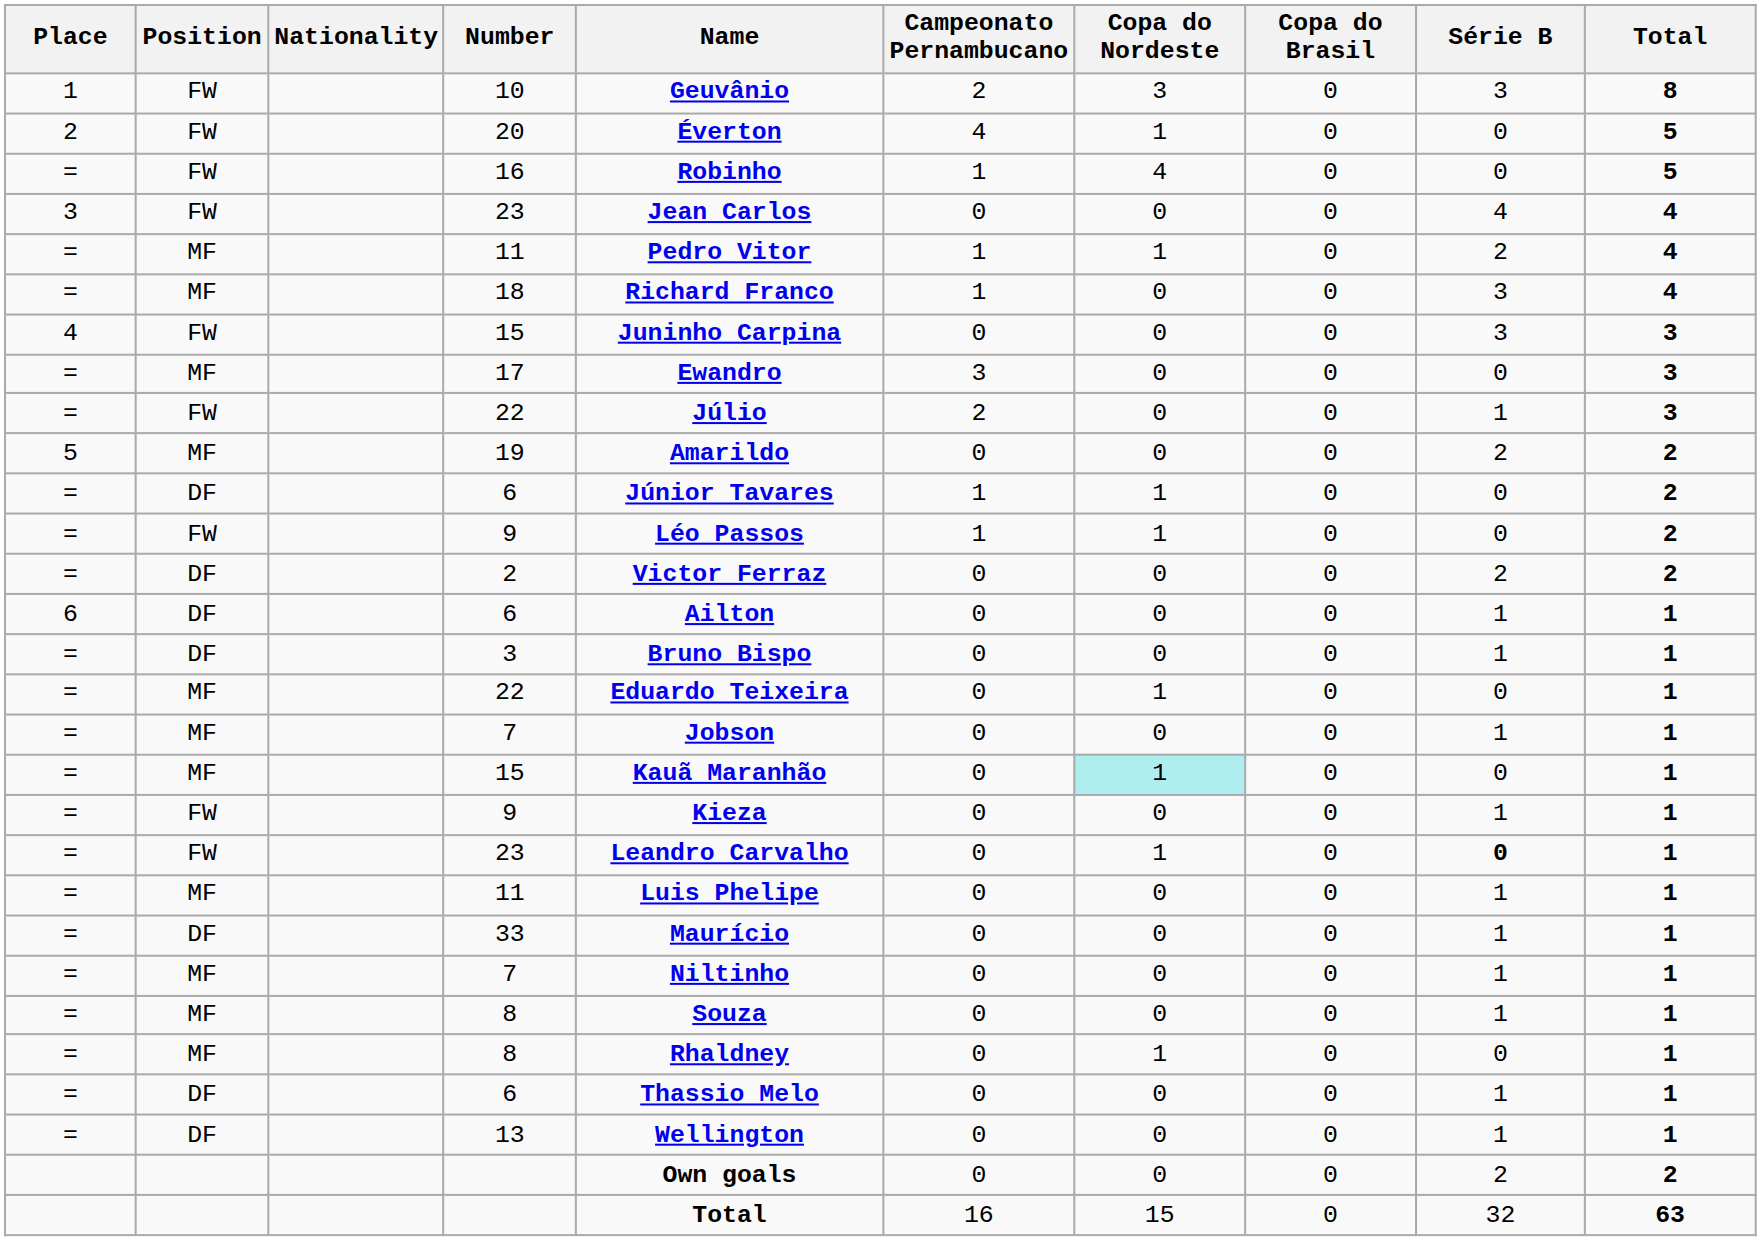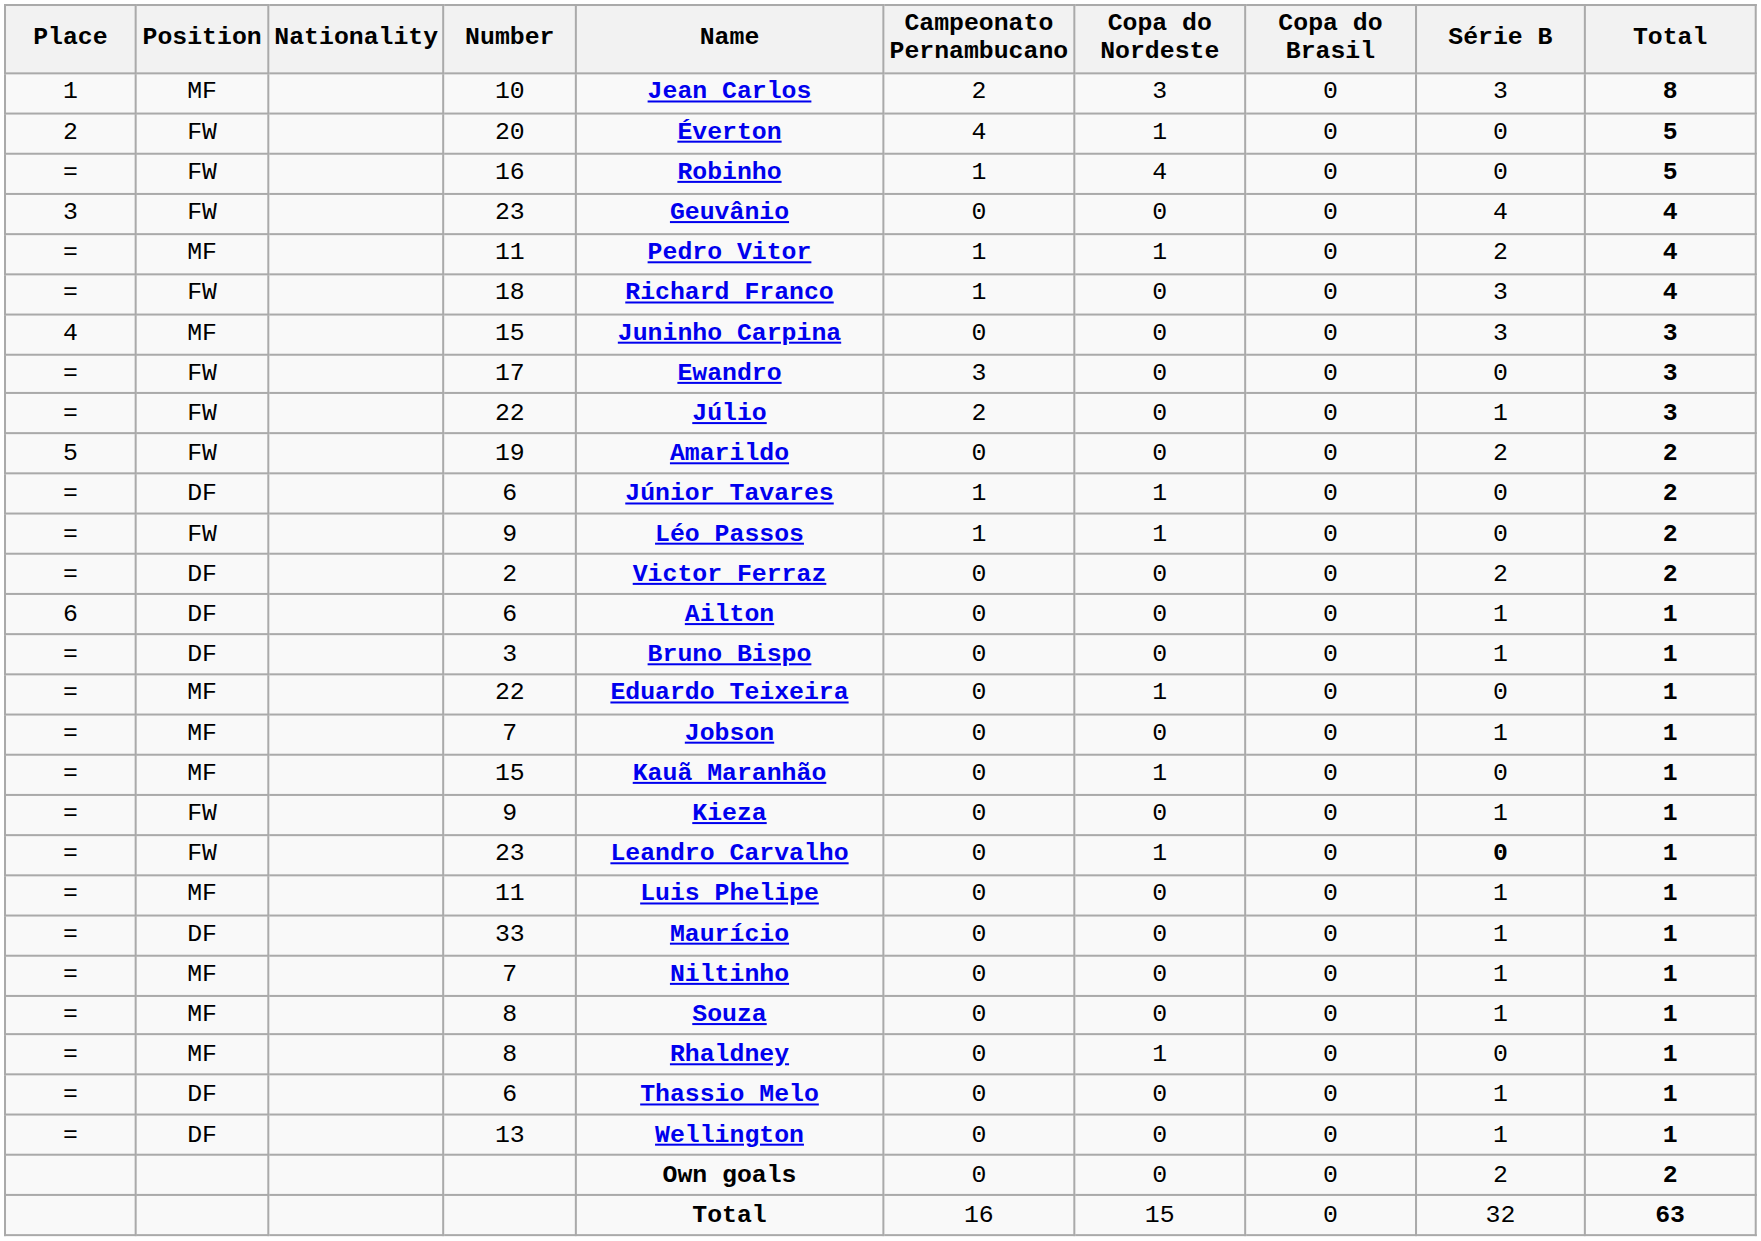(202, 94) FW -> (202, 94) MF
(730, 94) Geuvânio -> (730, 94) Jean Carlos
(730, 214) Jean Carlos -> (730, 214) Geuvânio
(202, 294) MF -> (202, 294) FW
(202, 334) FW -> (202, 334) MF
(202, 374) MF -> (202, 374) FW
(202, 454) MF -> (202, 454) FW
(1160, 775) paleturquoise background -> (1160, 775) no background
